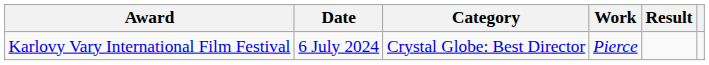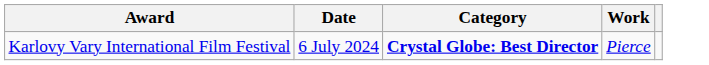- column: (669, 18)
(486, 45) normal -> (493, 45) bold
